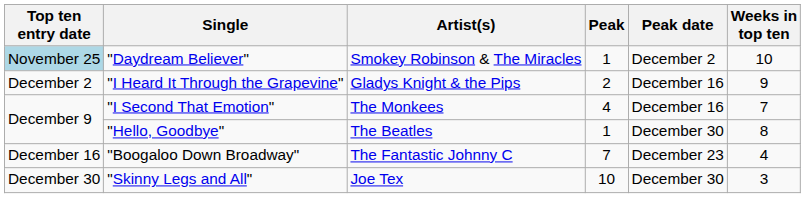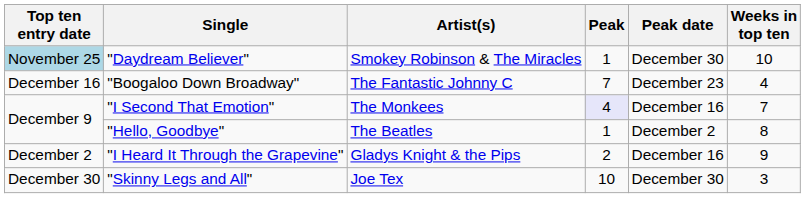(673, 58) December 2 -> (678, 58) December 30
rows swapped: (225, 82) <-> (203, 155)
(607, 107) no background -> (607, 107) lavender background
(678, 131) December 30 -> (673, 131) December 2
